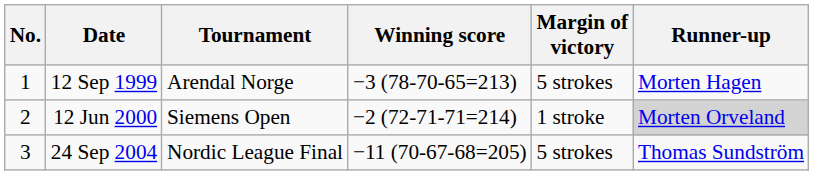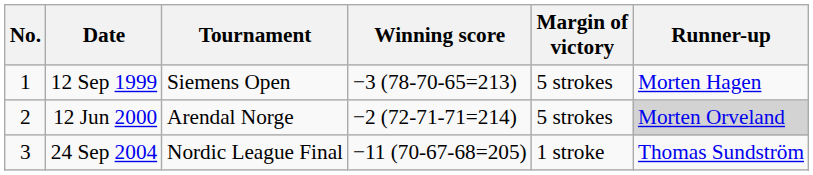(230, 82) Arendal Norge -> (229, 82) Siemens Open
(229, 117) Siemens Open -> (230, 117) Arendal Norge
(571, 117) 1 stroke -> (575, 117) 5 strokes
(575, 152) 5 strokes -> (571, 152) 1 stroke
